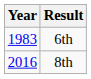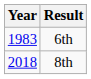(22, 62) 2016 -> (22, 62) 2018
